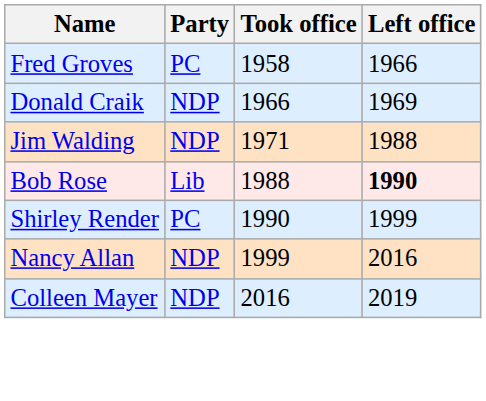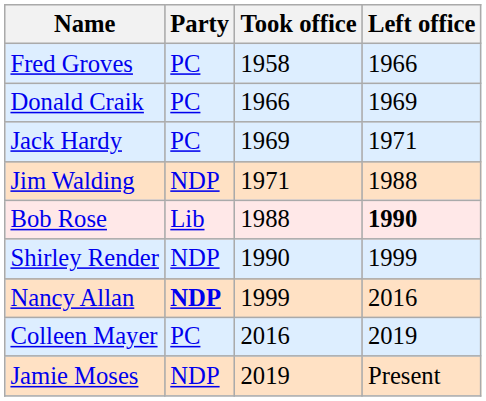(195, 102) NDP -> (185, 102) PC
+ row: (66, 141)
(185, 219) PC -> (195, 258) NDP
(195, 258) normal -> (196, 297) bold
(195, 297) NDP -> (185, 336) PC
+ row: (74, 375)
